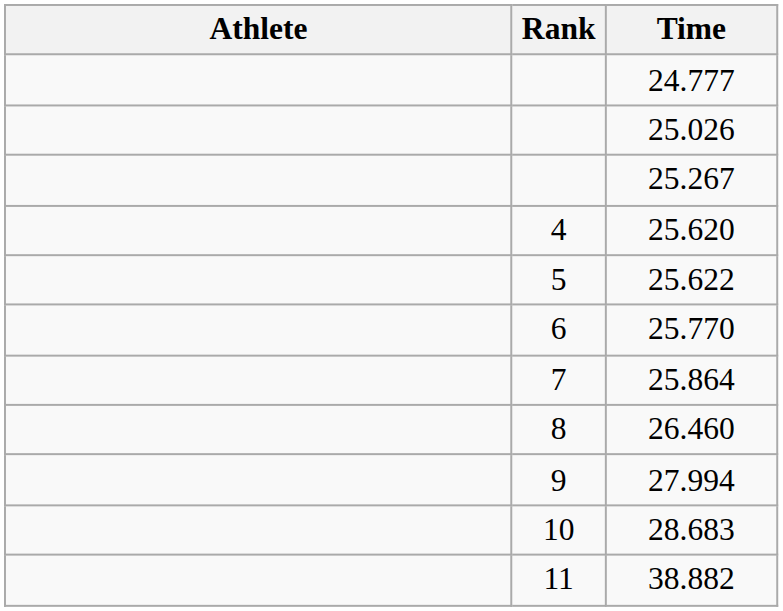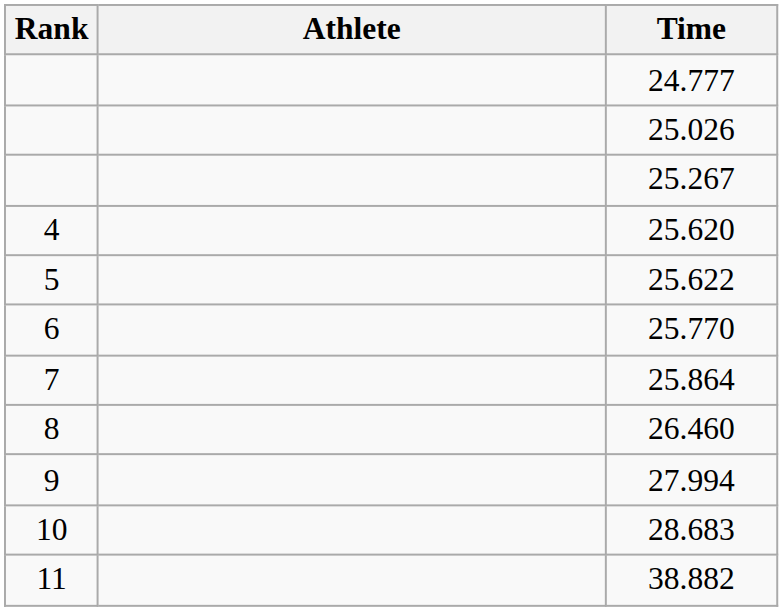columns swapped: (559, 29) <-> (258, 29)
